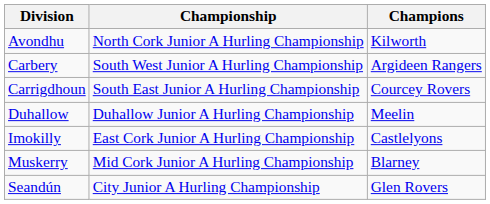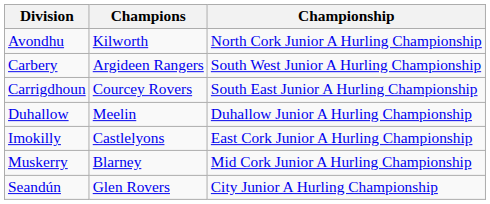columns swapped: (228, 16) <-> (426, 16)
